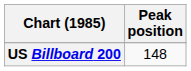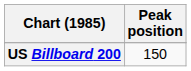(155, 54) 148 -> (155, 54) 150
